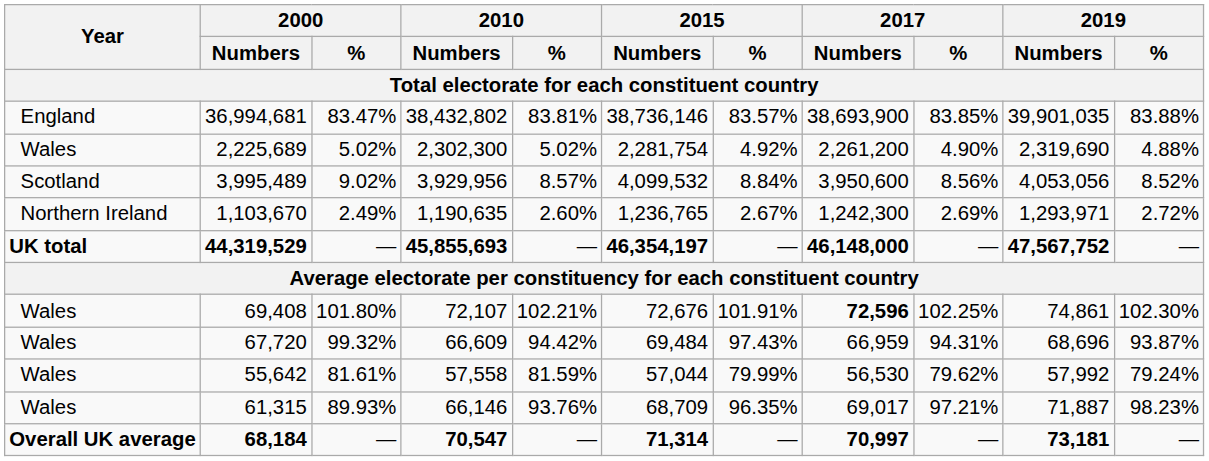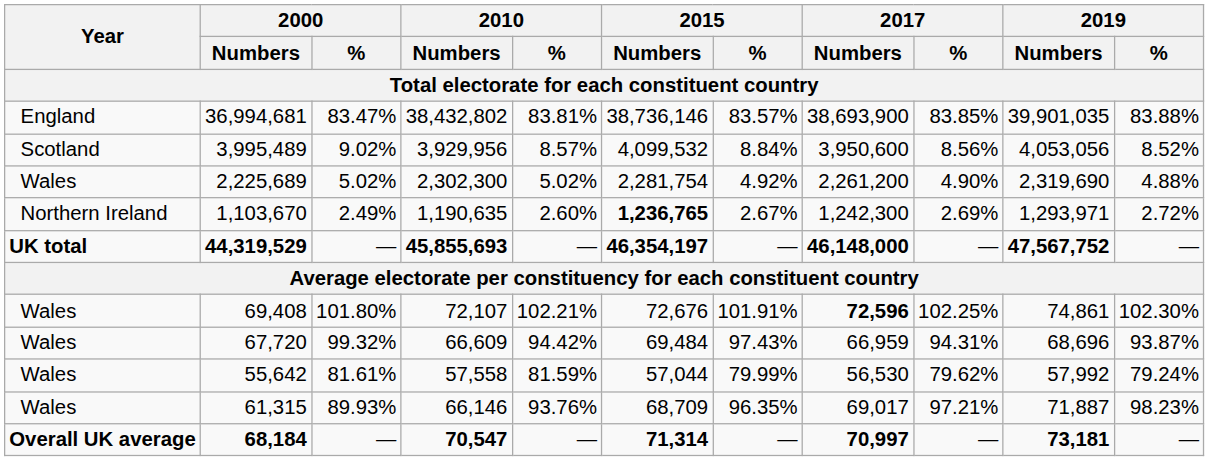rows swapped: (262, 181) <-> (262, 149)
(663, 213) normal -> (663, 213) bold
